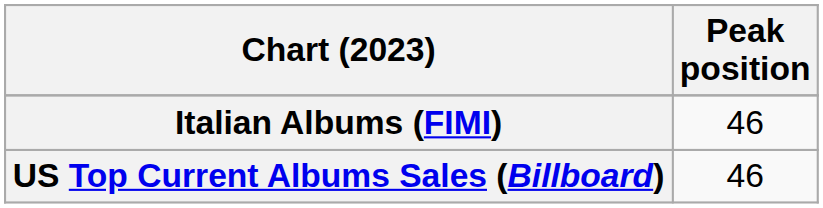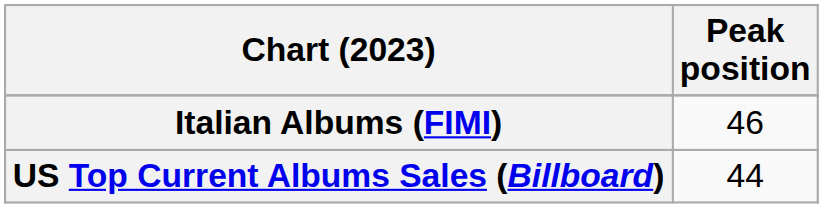(745, 175) 46 -> (745, 175) 44
